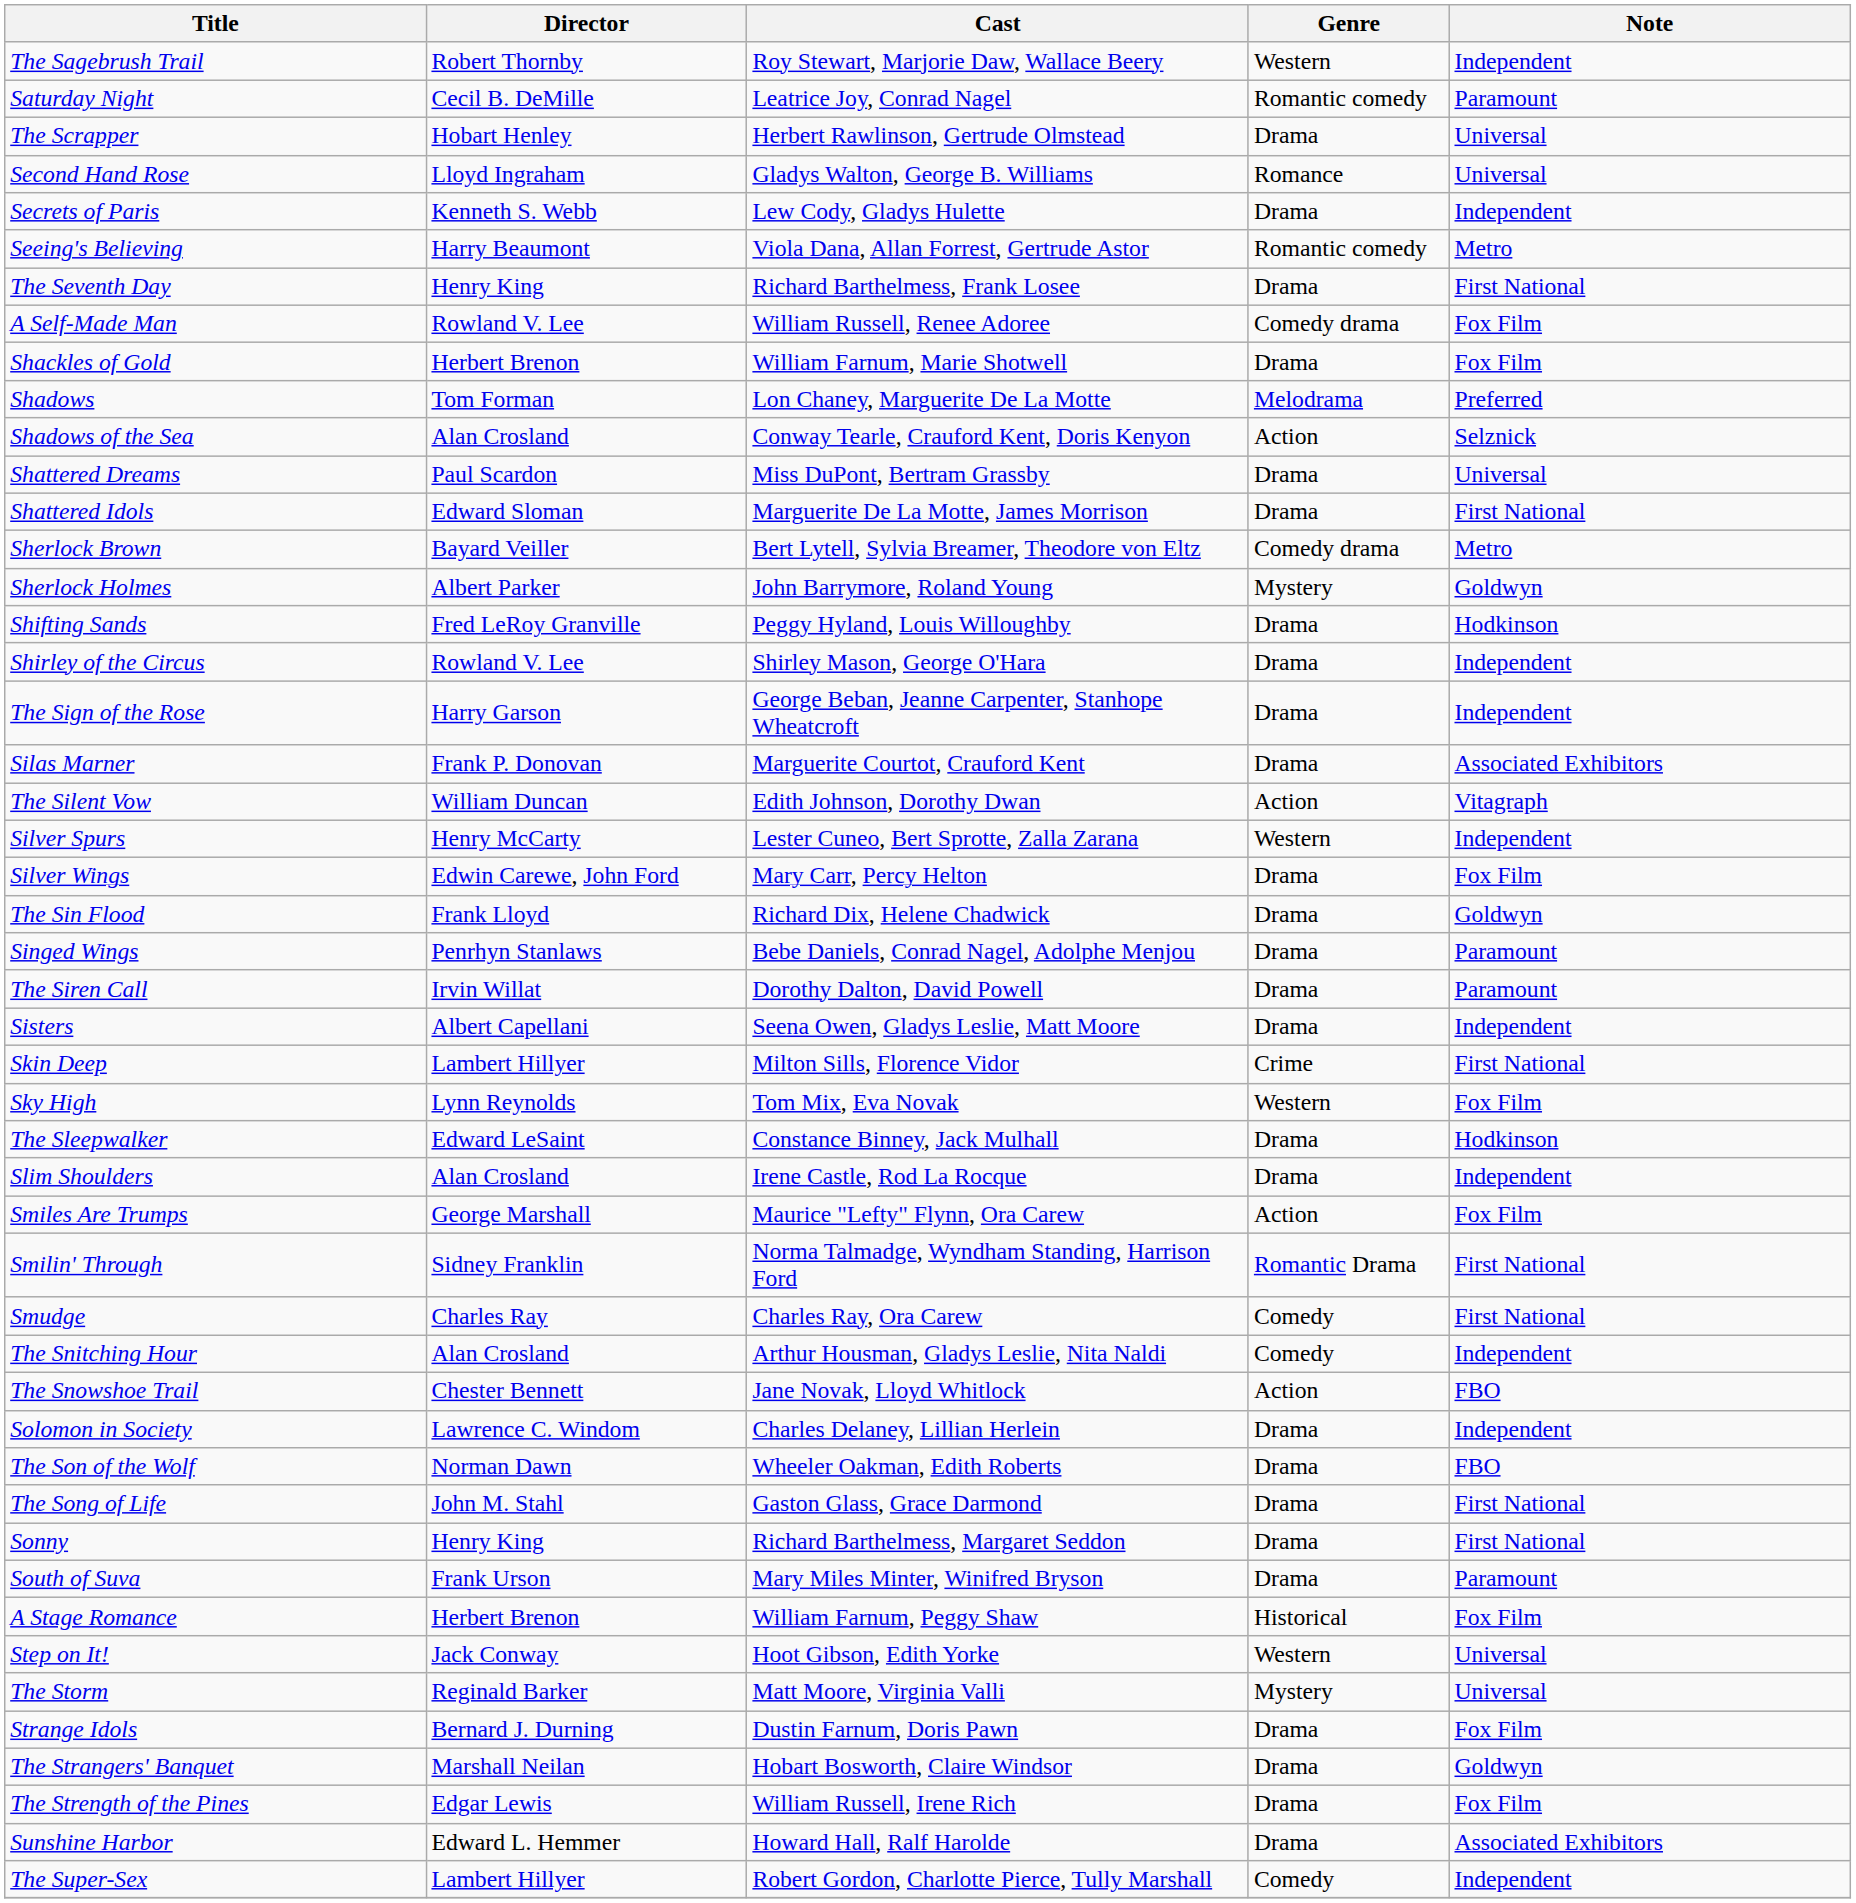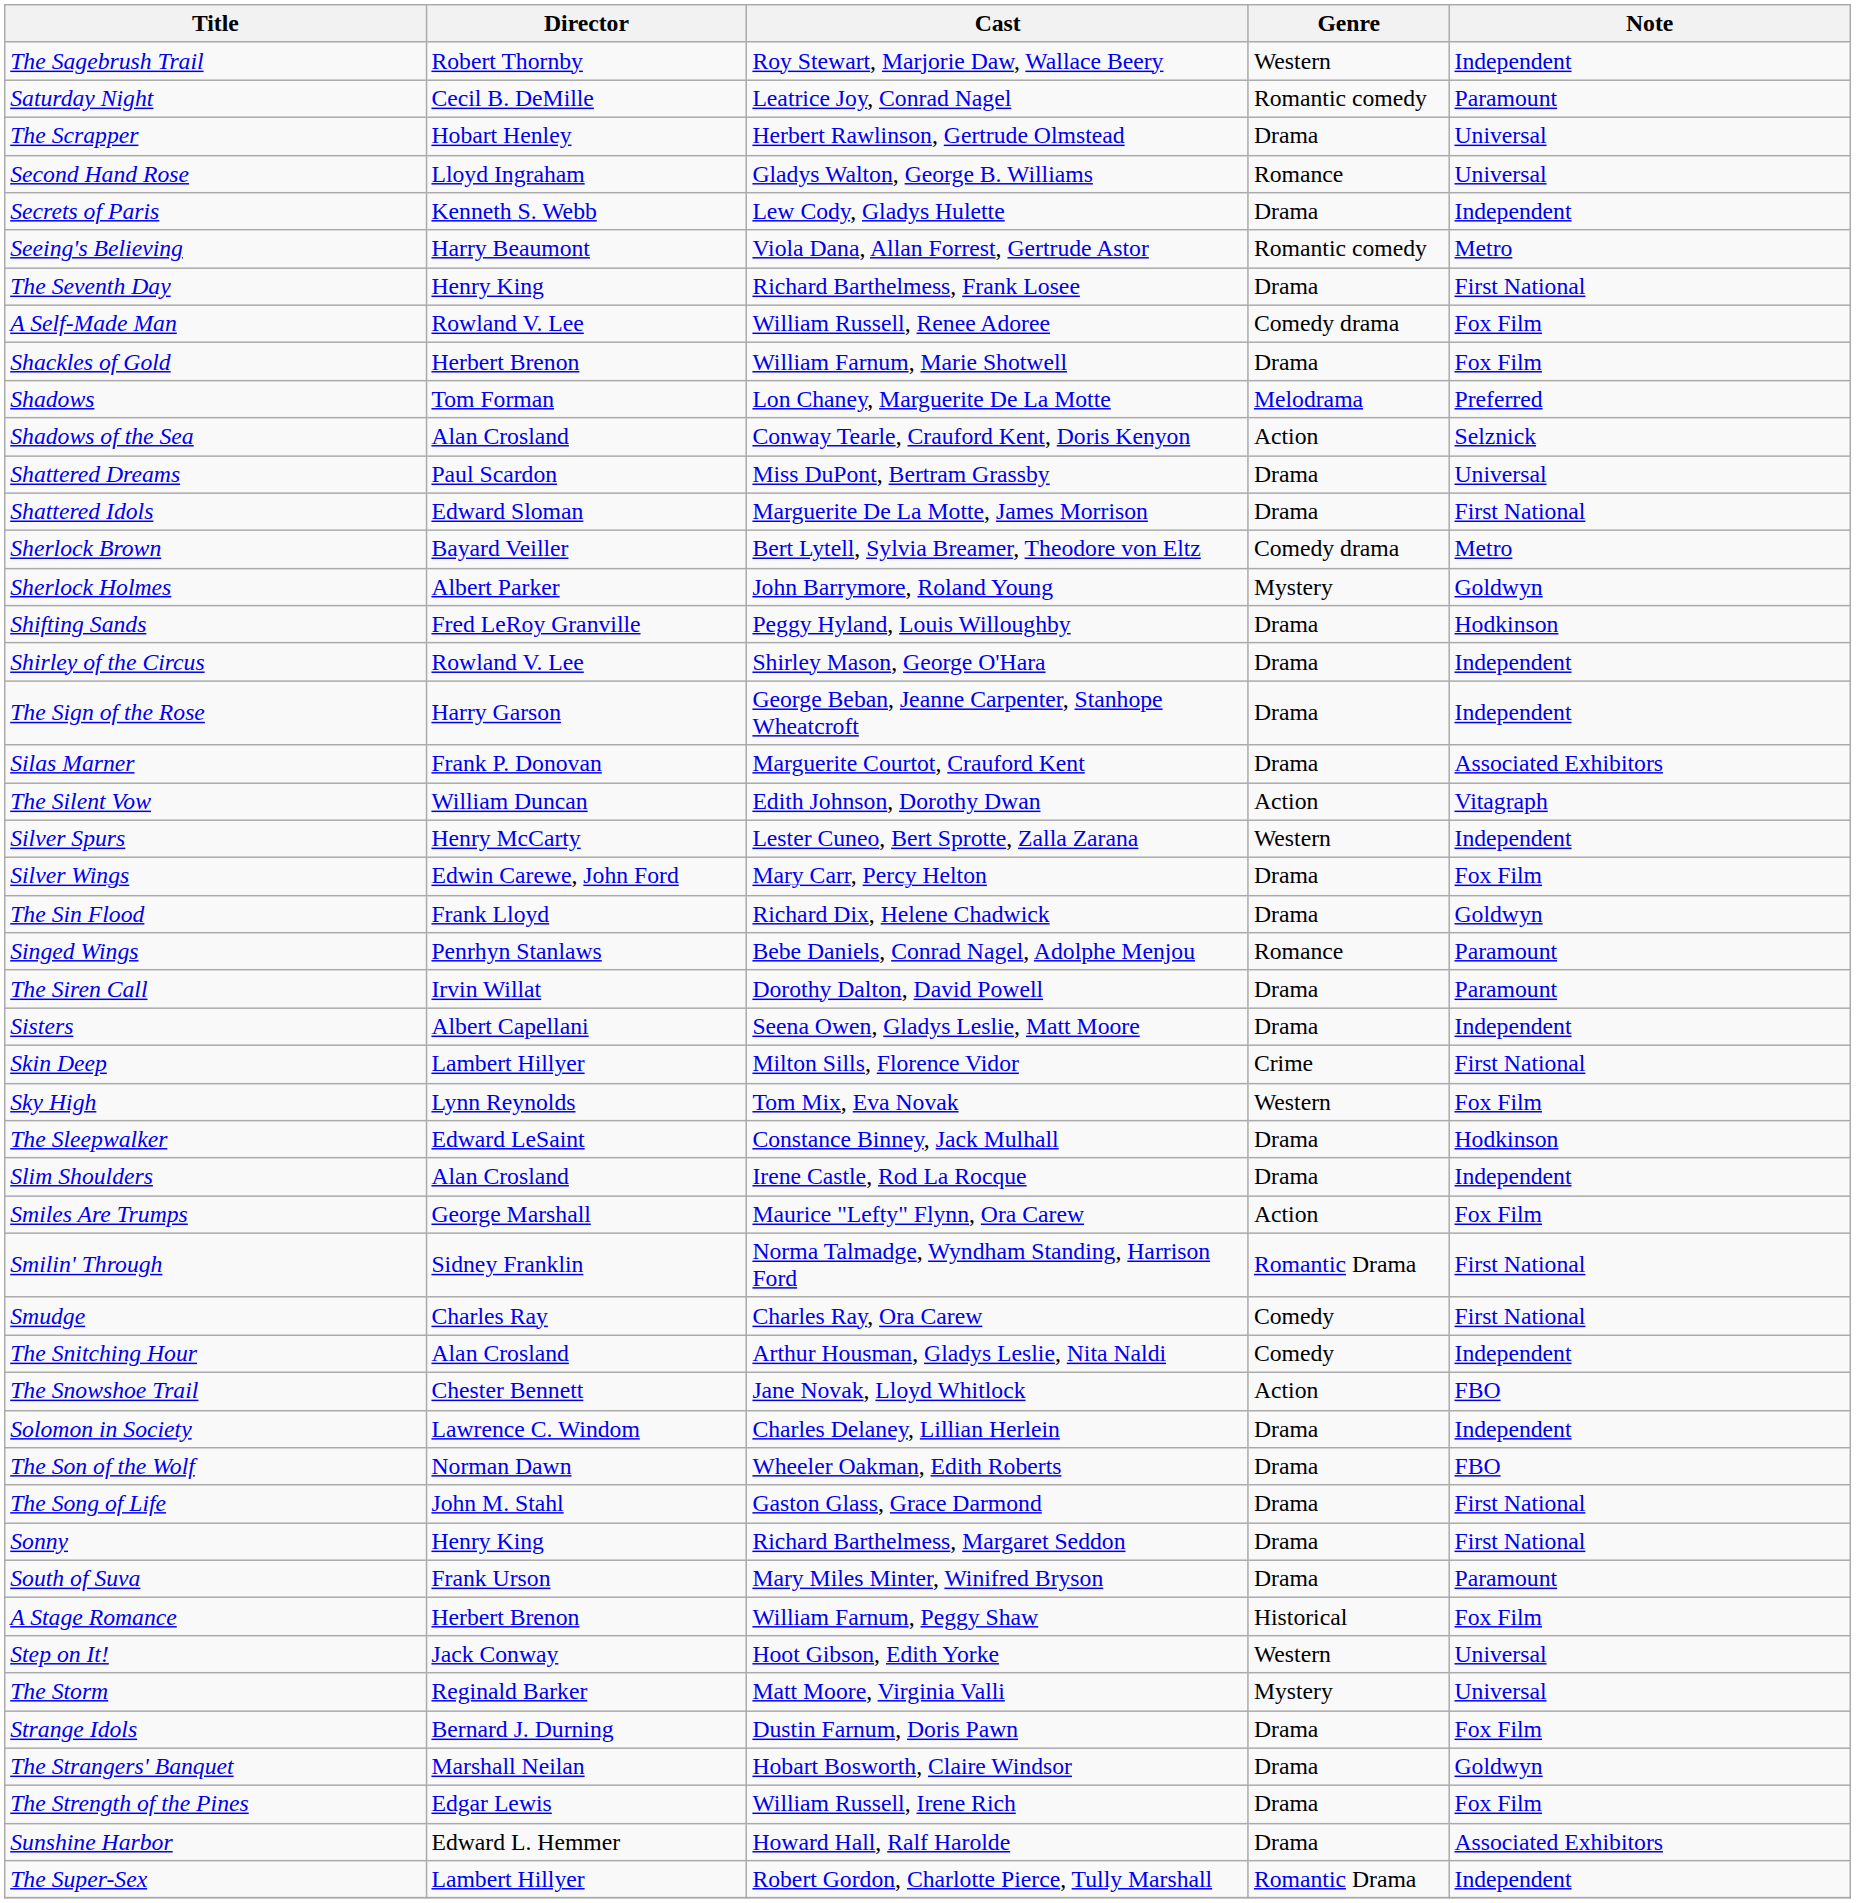(1286, 951) Drama -> (1299, 951) Romance
(1294, 1879) Comedy -> (1335, 1879) Romantic Drama
